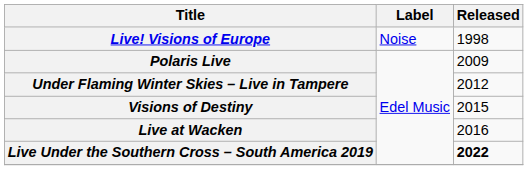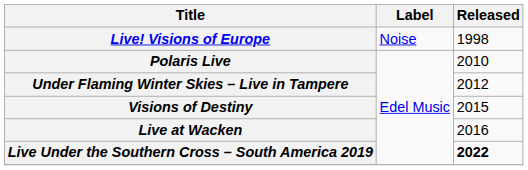(473, 61) 2009 -> (473, 61) 2010
